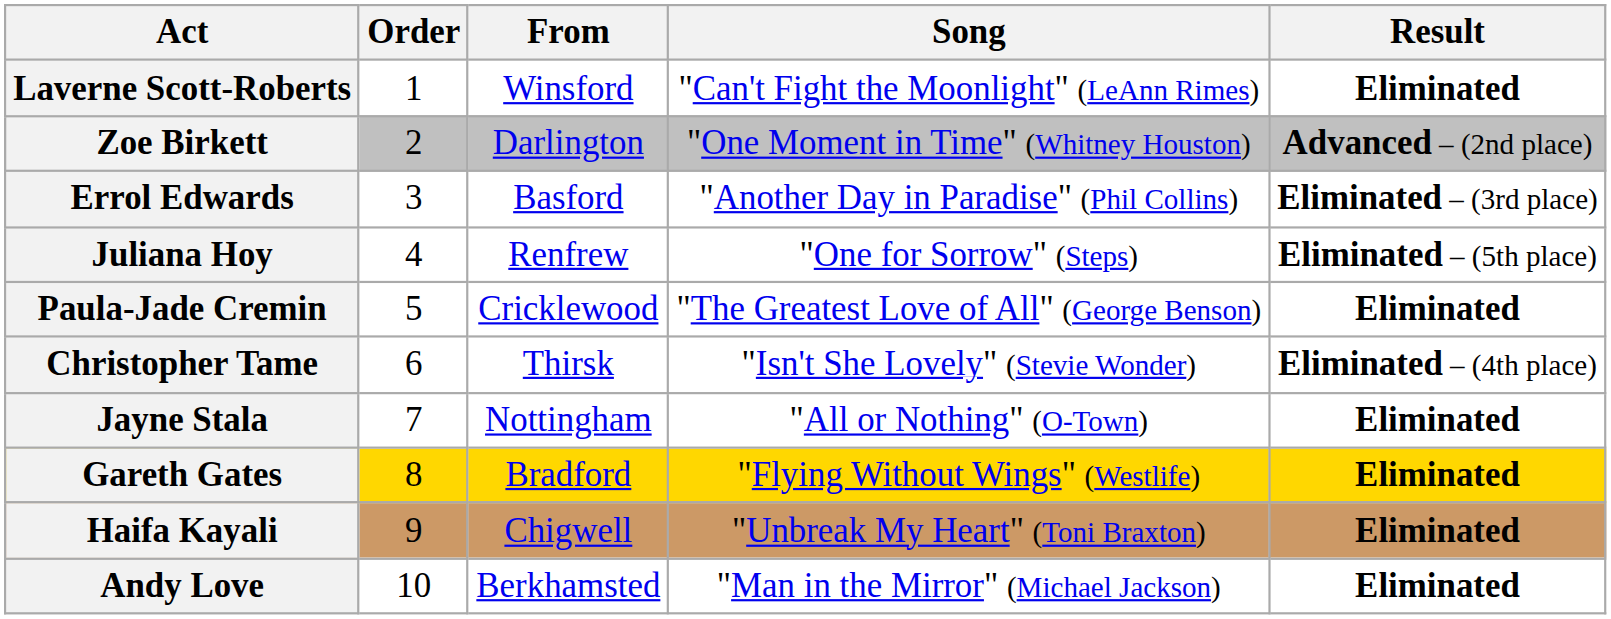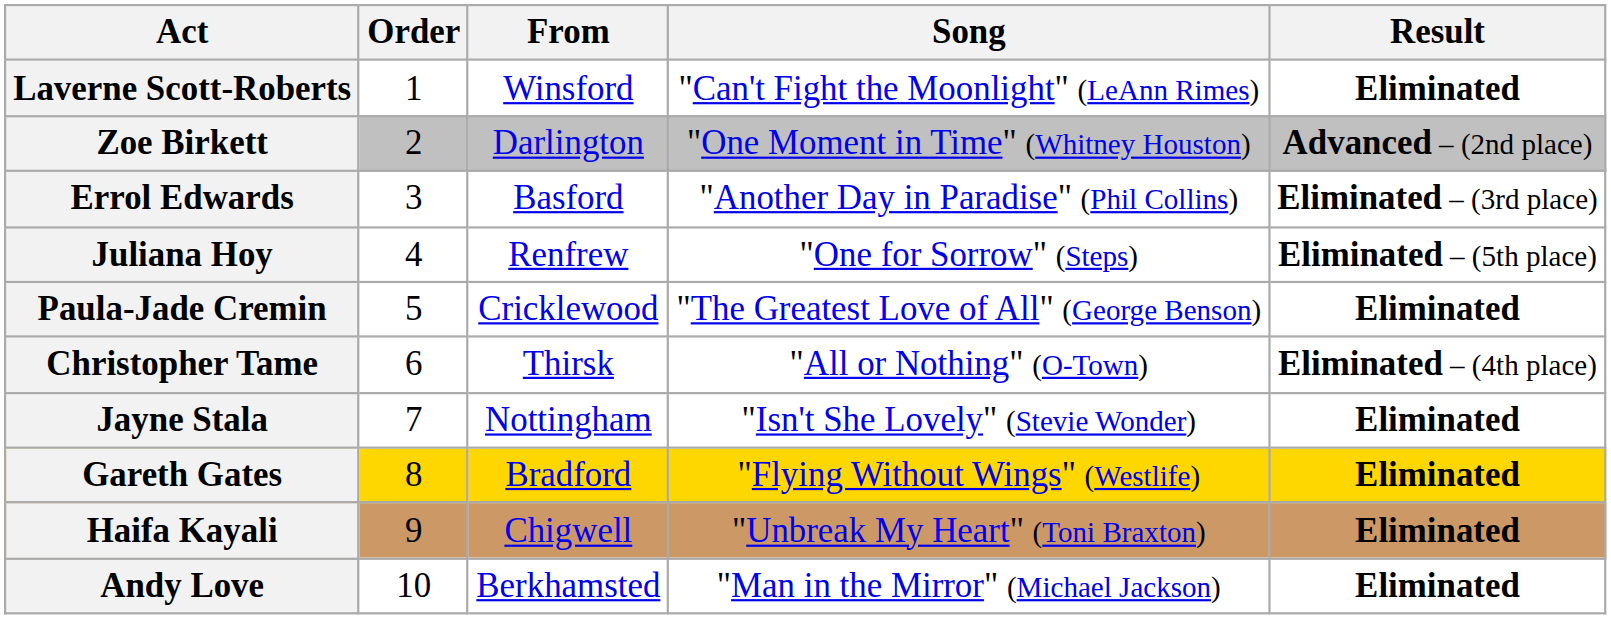(969, 364) "Isn't She Lovely" (Stevie Wonder) -> (969, 364) "All or Nothing" (O-Town)
(969, 419) "All or Nothing" (O-Town) -> (969, 419) "Isn't She Lovely" (Stevie Wonder)
